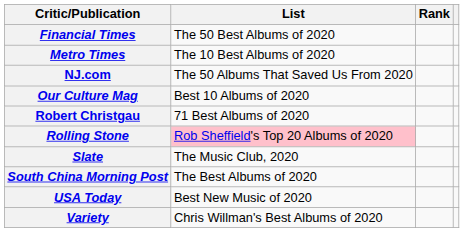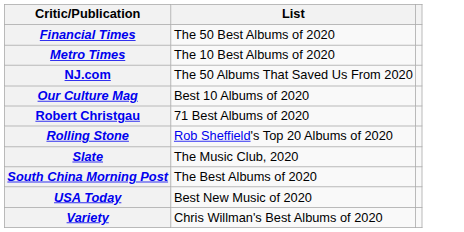- column: (434, 14)
(283, 136) pink background -> (283, 136) no background
